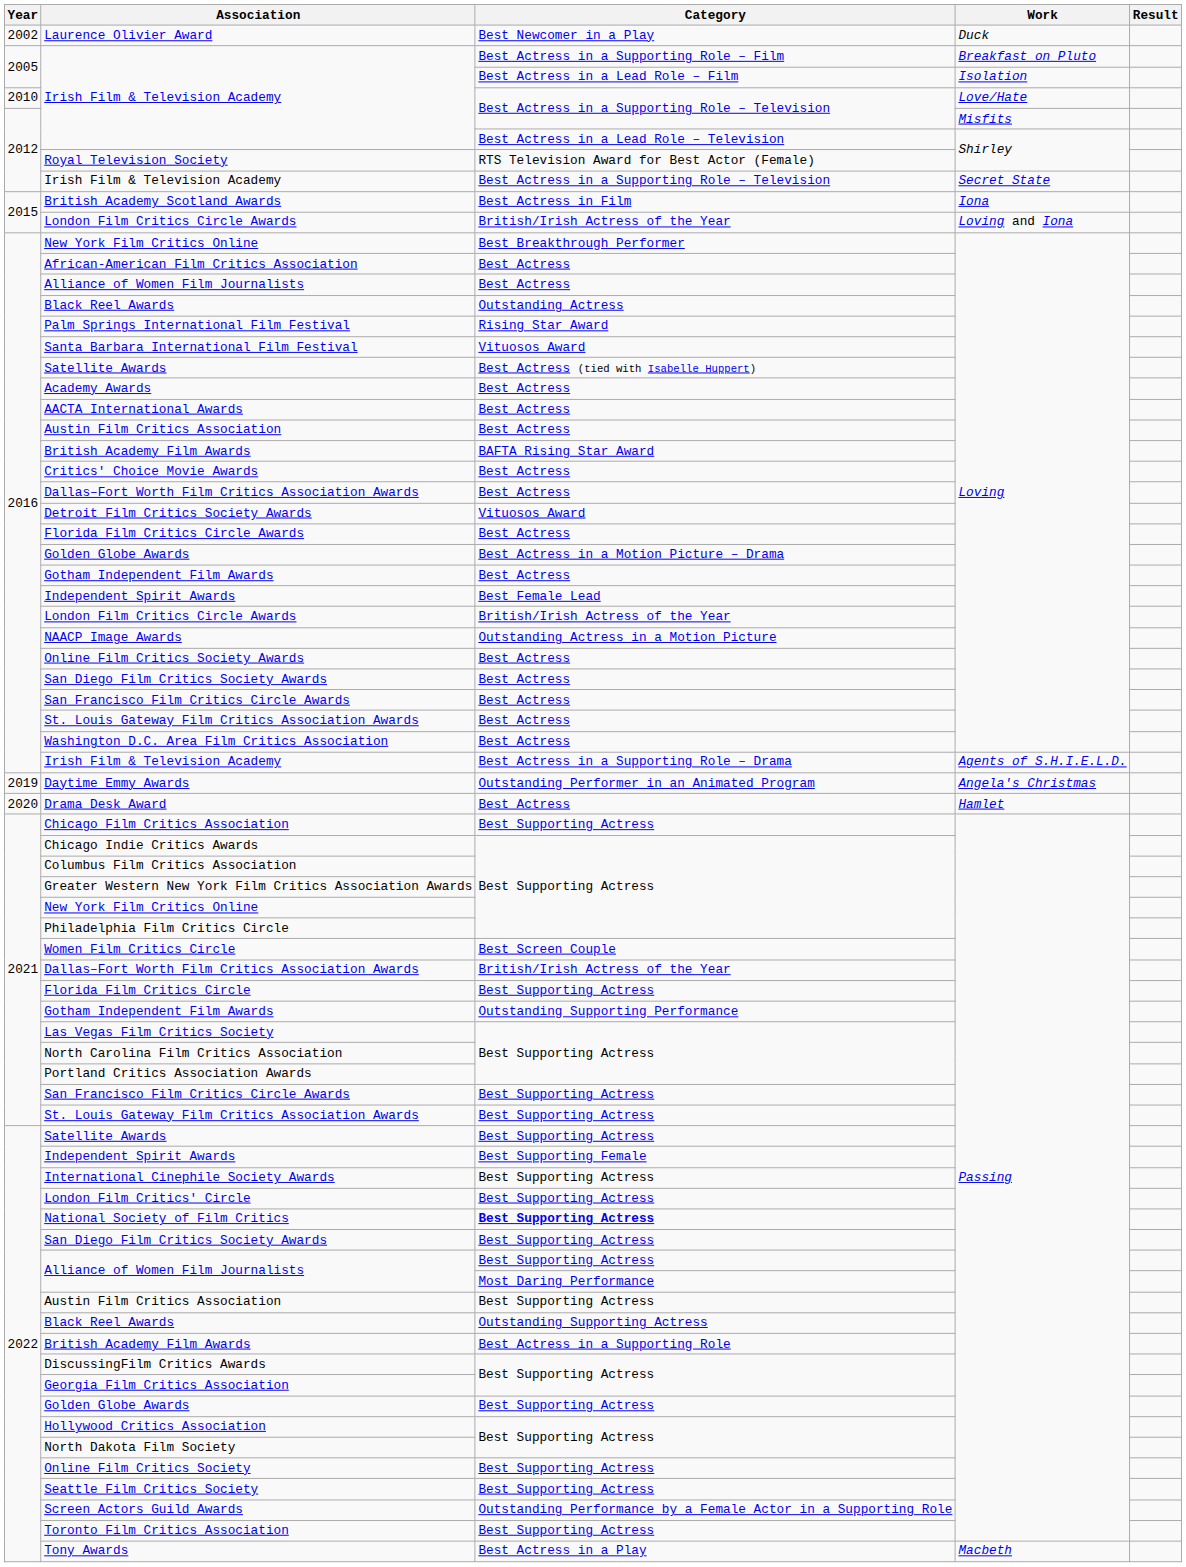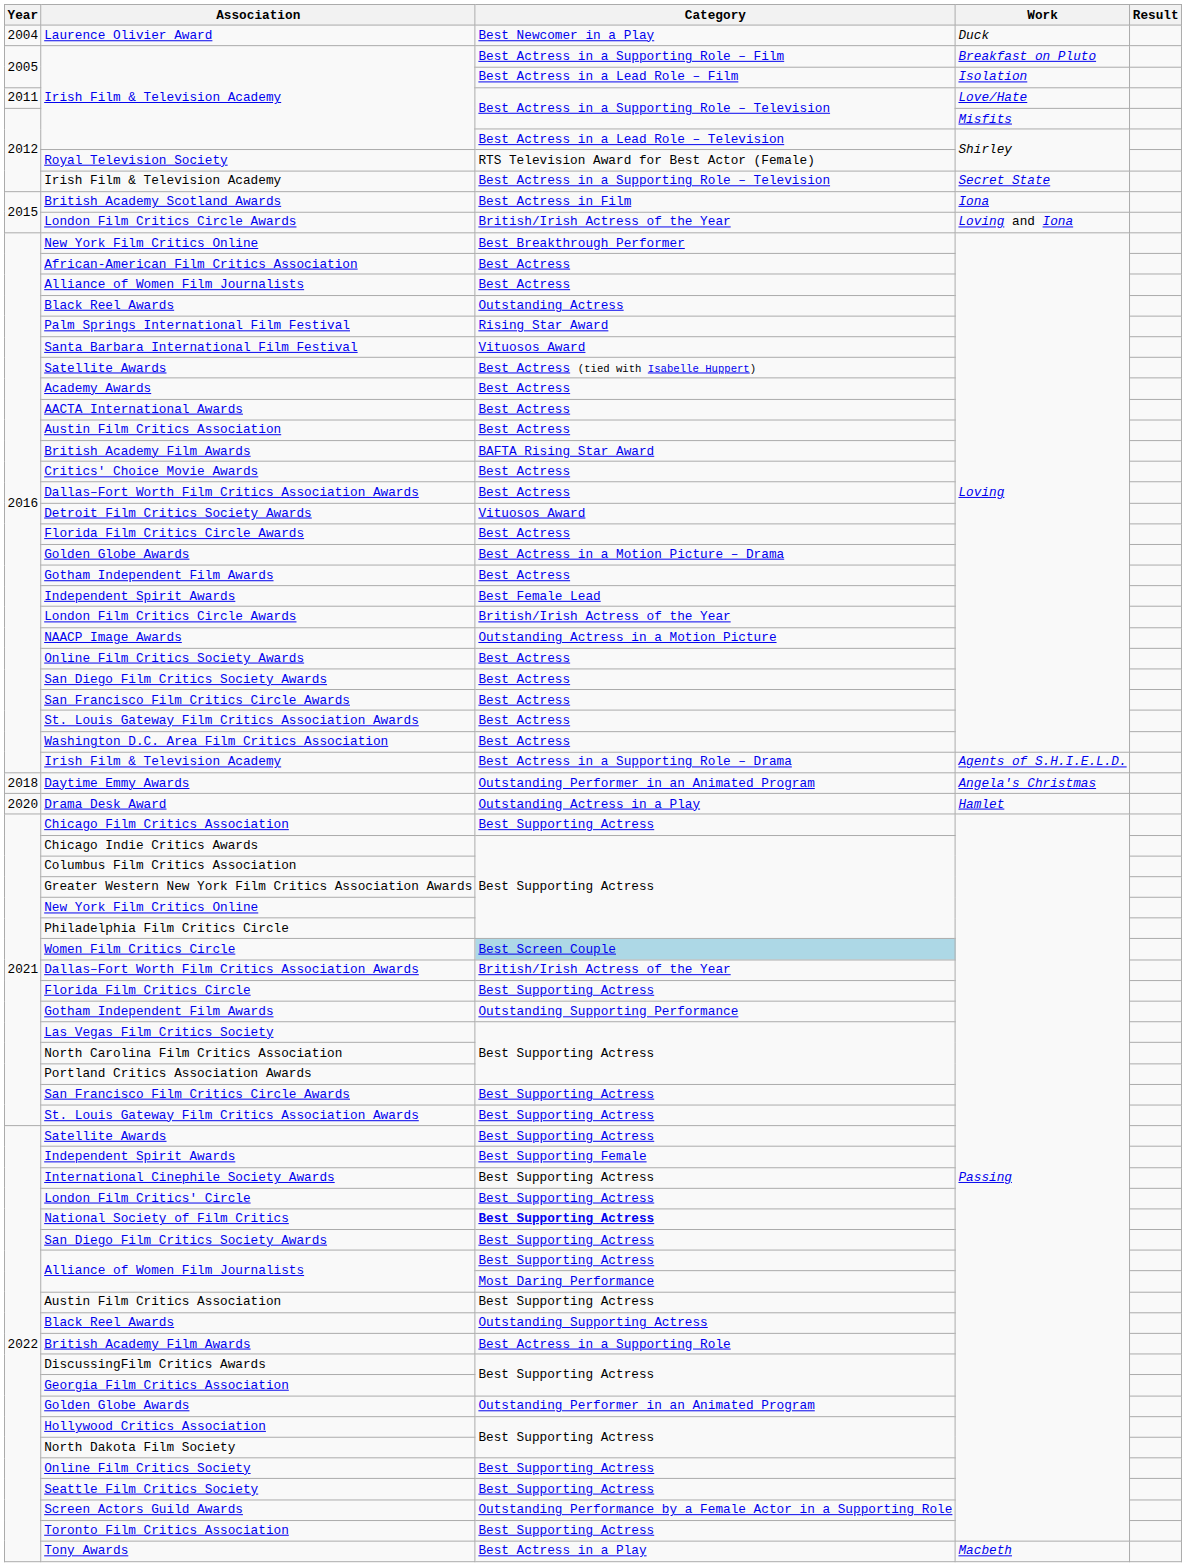(23, 36) 2002 -> (23, 36) 2004
(23, 98) 2010 -> (23, 98) 2011
(23, 783) 2019 -> (23, 783) 2018
(524, 804) Best Actress -> (589, 804) Outstanding Actress in a Play
(547, 949) no background -> (547, 949) lightblue background
(566, 1406) Best Supporting Actress -> (647, 1406) Outstanding Performer in an Animated Program
